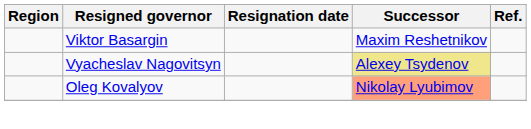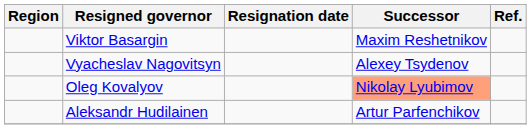(412, 64) khaki background -> (412, 64) no background
+ row: (137, 111)
